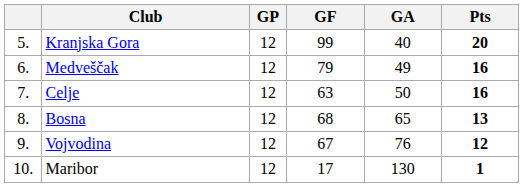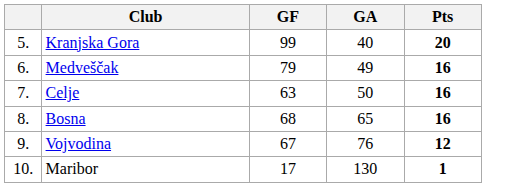- column: (268, 17)
(480, 118) 13 -> (443, 118) 16
